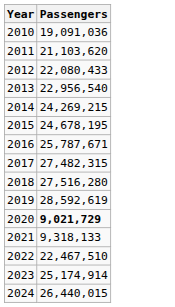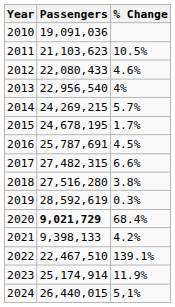+ column: (140, 13)
(74, 51) 21,103,620 -> (74, 51) 21,103,623
(74, 144) 25,787,671 -> (74, 144) 25,787,691
(70, 237) 9,318,133 -> (70, 237) 9,398,133
